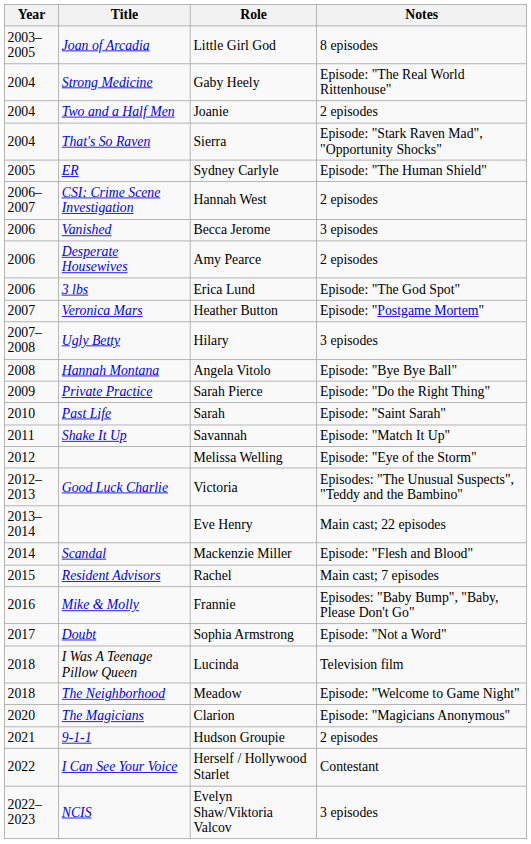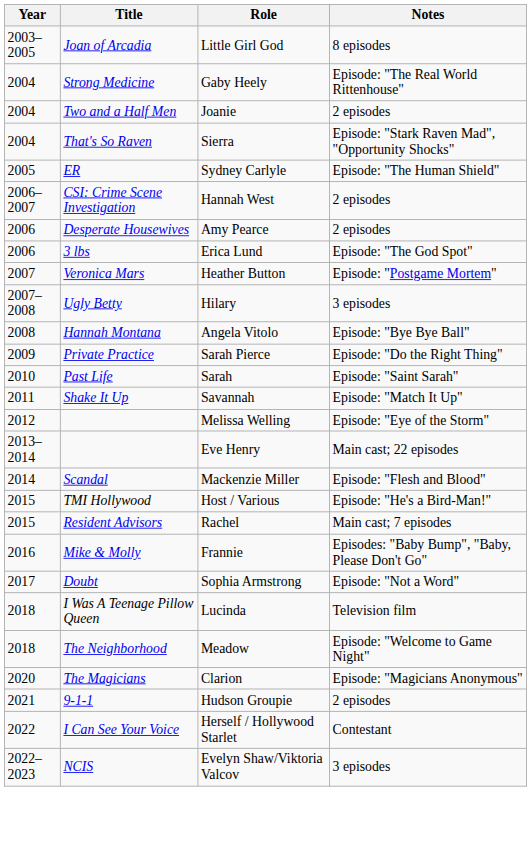- row: (232, 230)
- row: (216, 487)
+ row: (240, 501)
